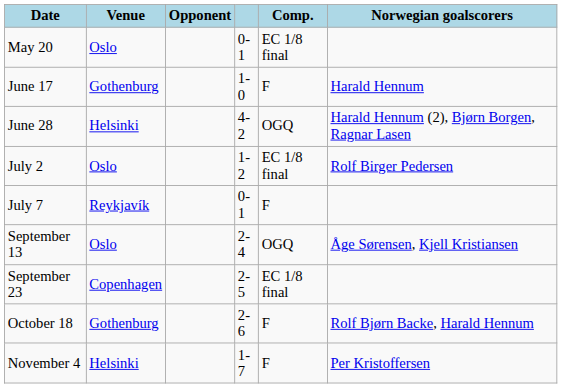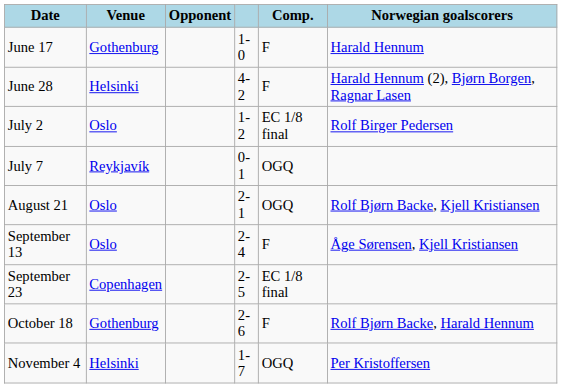- row: (30, 47)
(278, 126) OGQ -> (266, 86) F
(266, 205) F -> (278, 165) OGQ
+ row: (38, 205)
(278, 244) OGQ -> (266, 244) F
(266, 363) F -> (278, 363) OGQ
